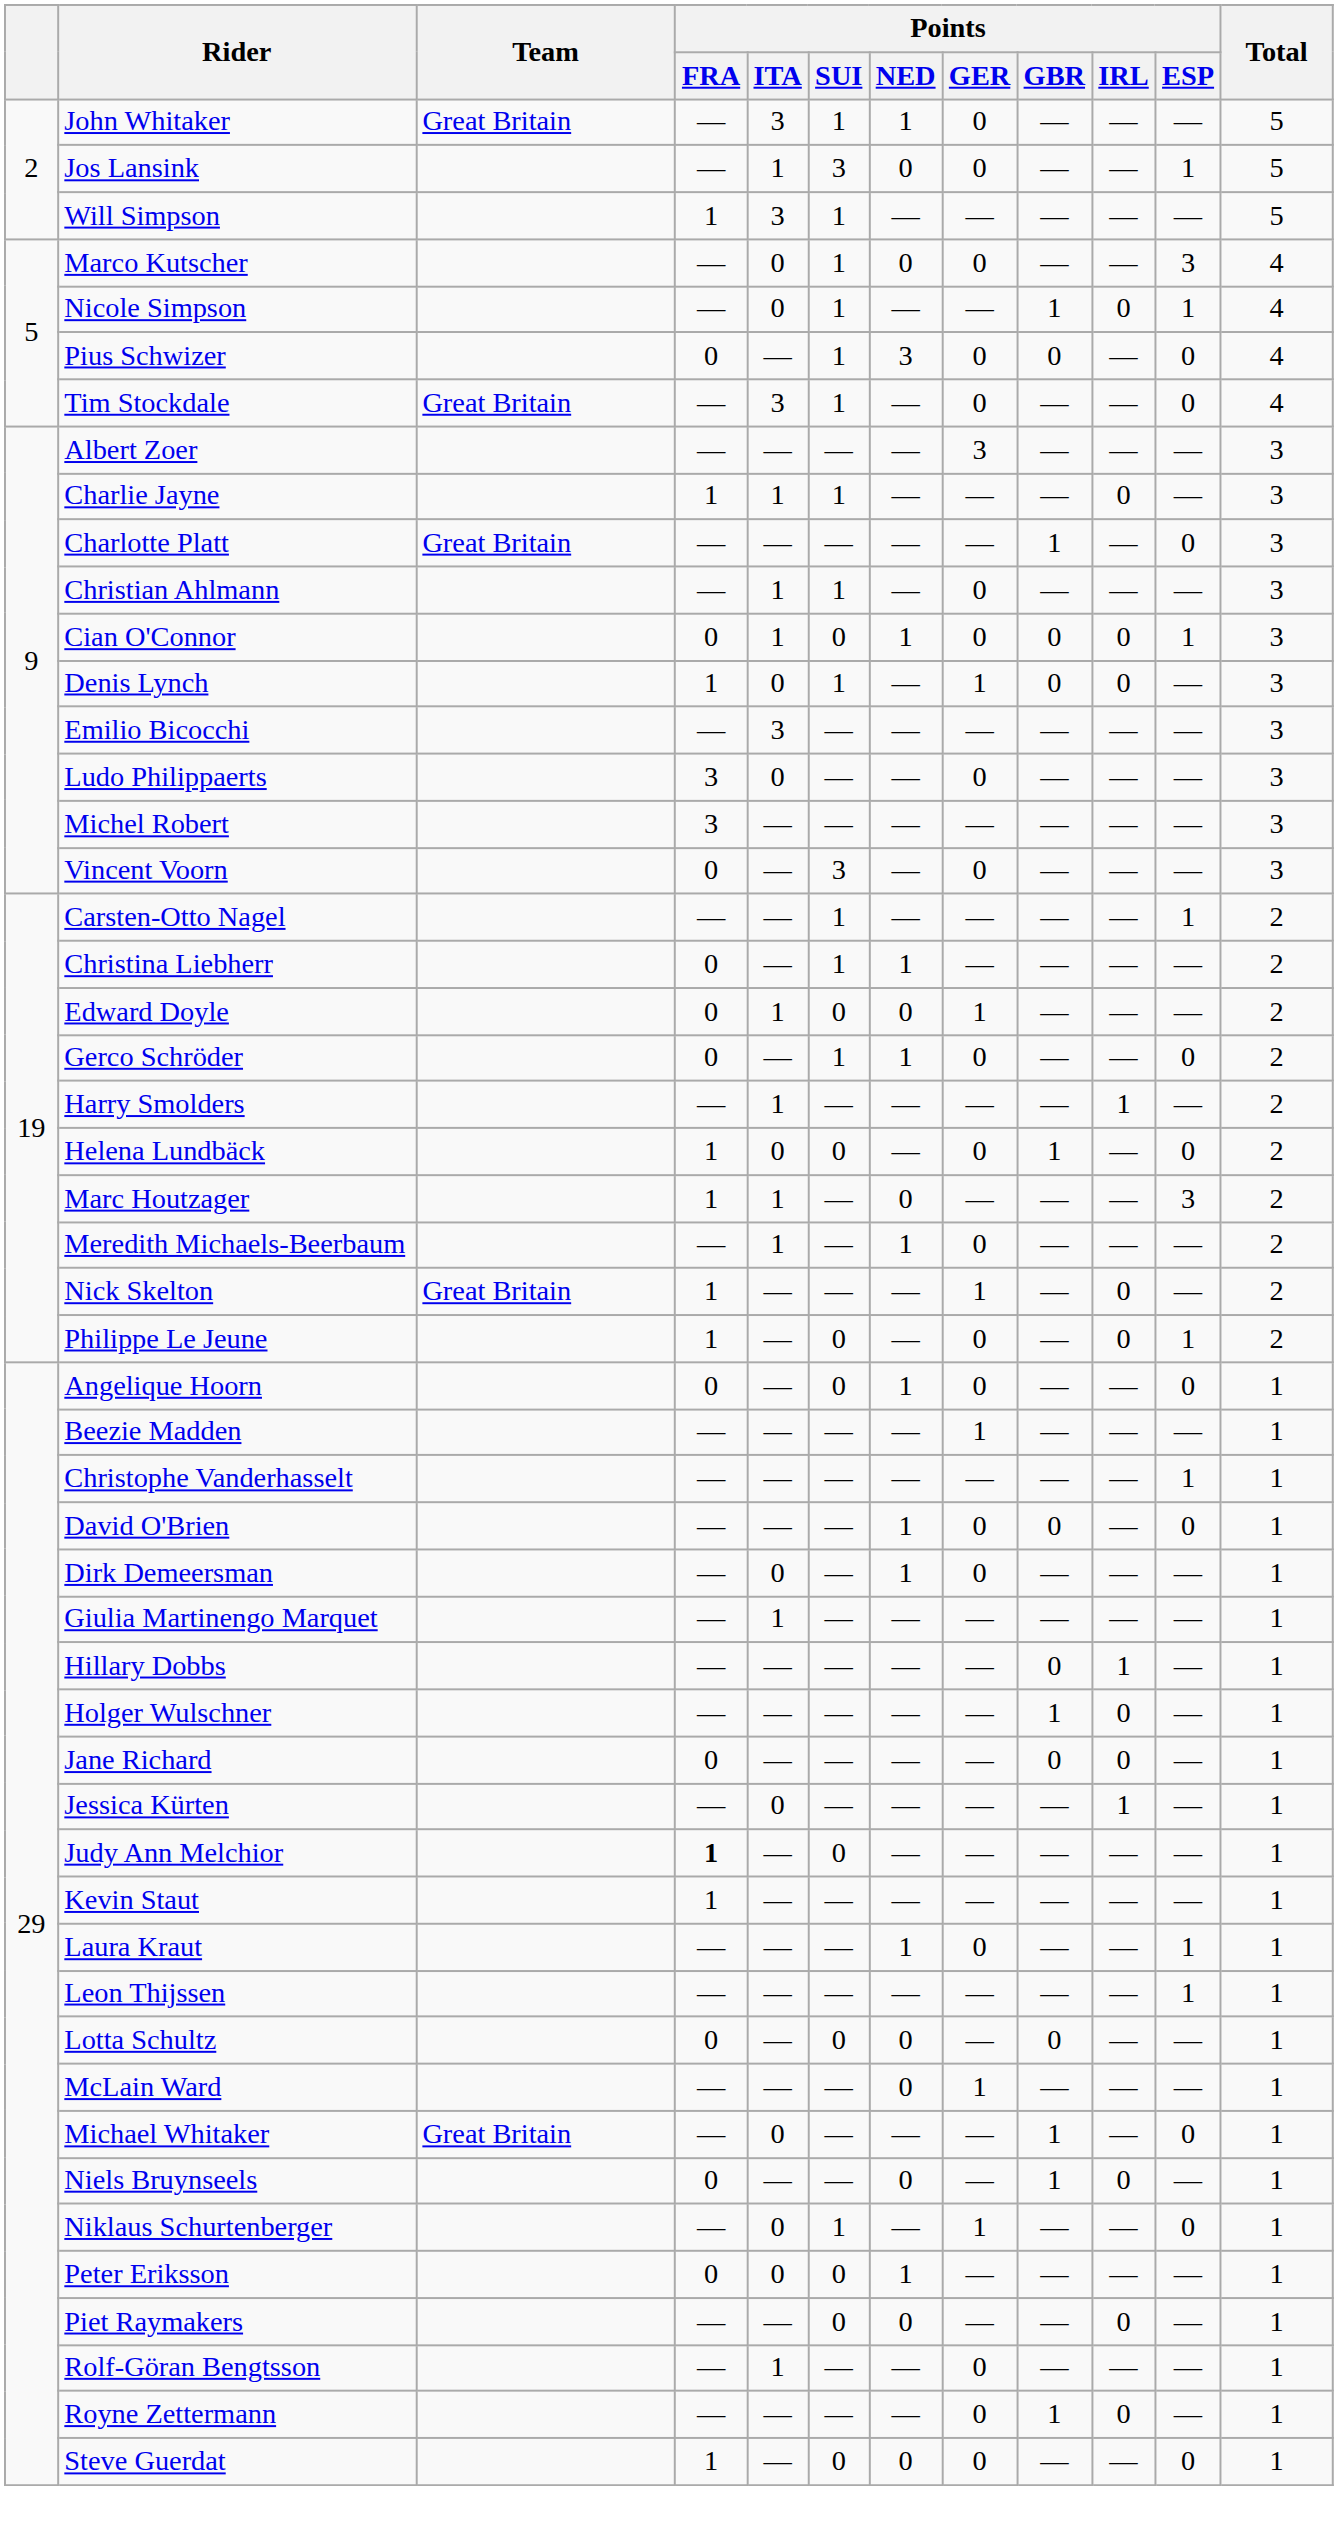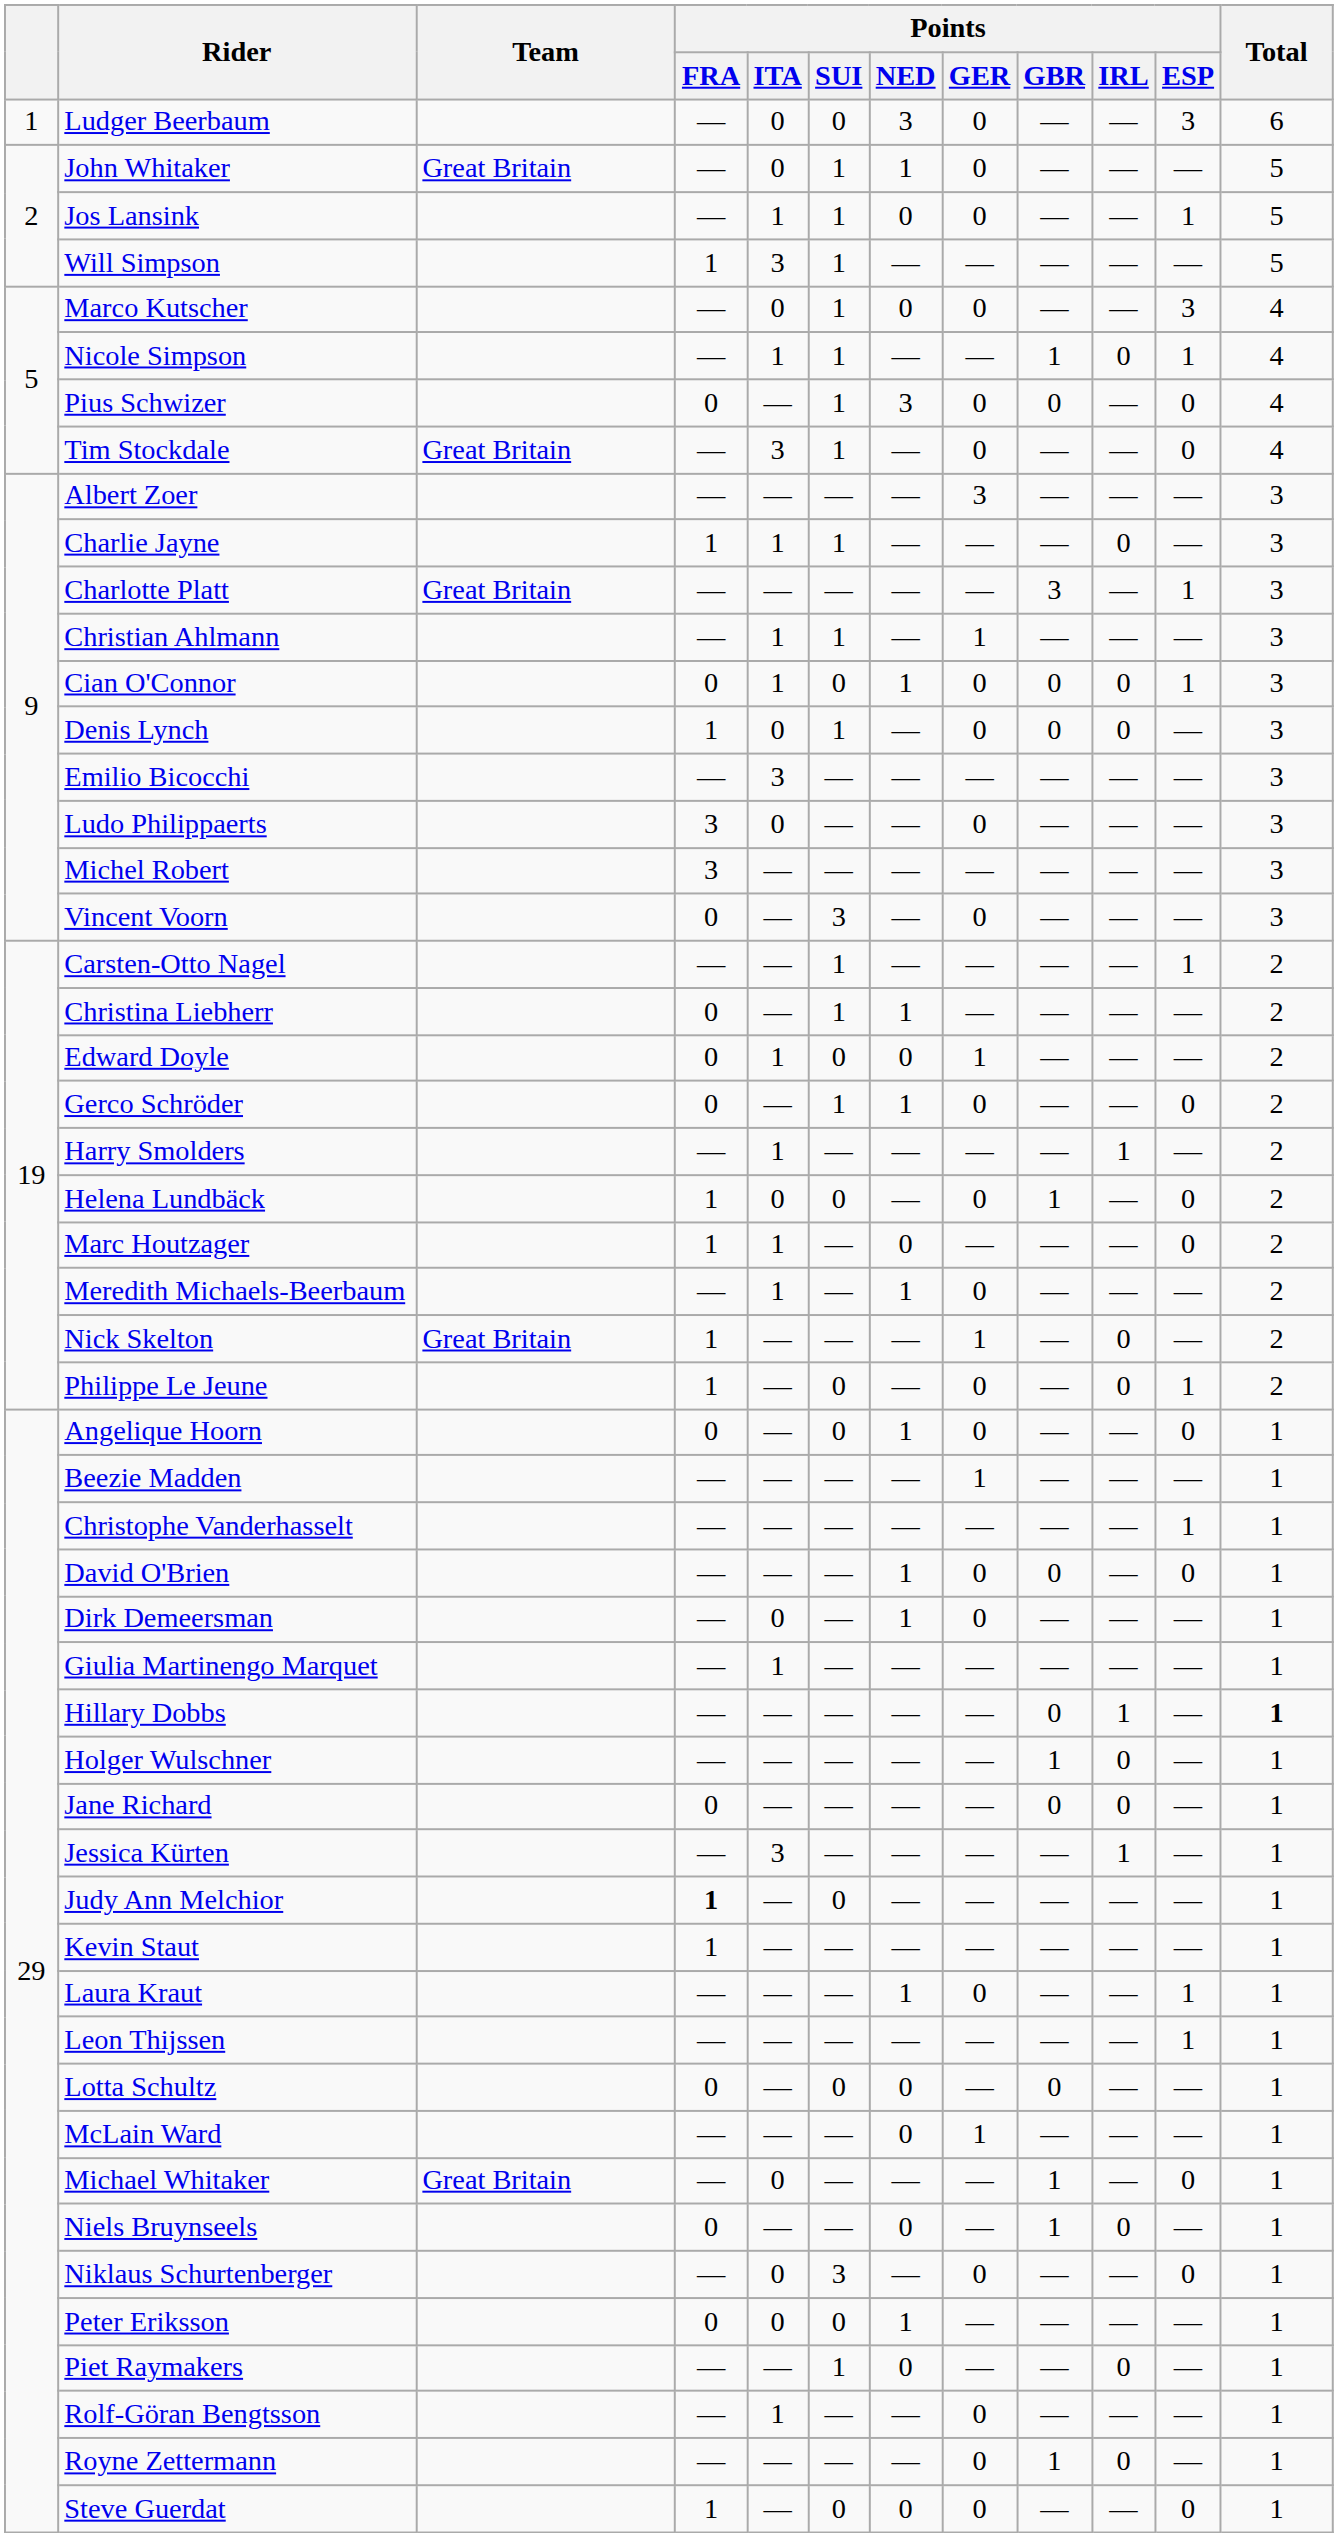+ row: (167, 121)
(778, 121) 3 -> (778, 168) 0
(839, 168) 3 -> (839, 215) 1
(778, 309) 0 -> (778, 355) 1
(1054, 542) 1 -> (1054, 589) 3
(1188, 542) 0 -> (1188, 589) 1
(980, 589) 0 -> (980, 636) 1
(980, 683) 1 -> (980, 730) 0
(1188, 1197) 3 -> (1188, 1244) 0
(1277, 1665) normal -> (1277, 1712) bold
(778, 1806) 0 -> (778, 1852) 3
(839, 2227) 1 -> (839, 2274) 3
(980, 2227) 1 -> (980, 2274) 0
(839, 2320) 0 -> (839, 2367) 1
